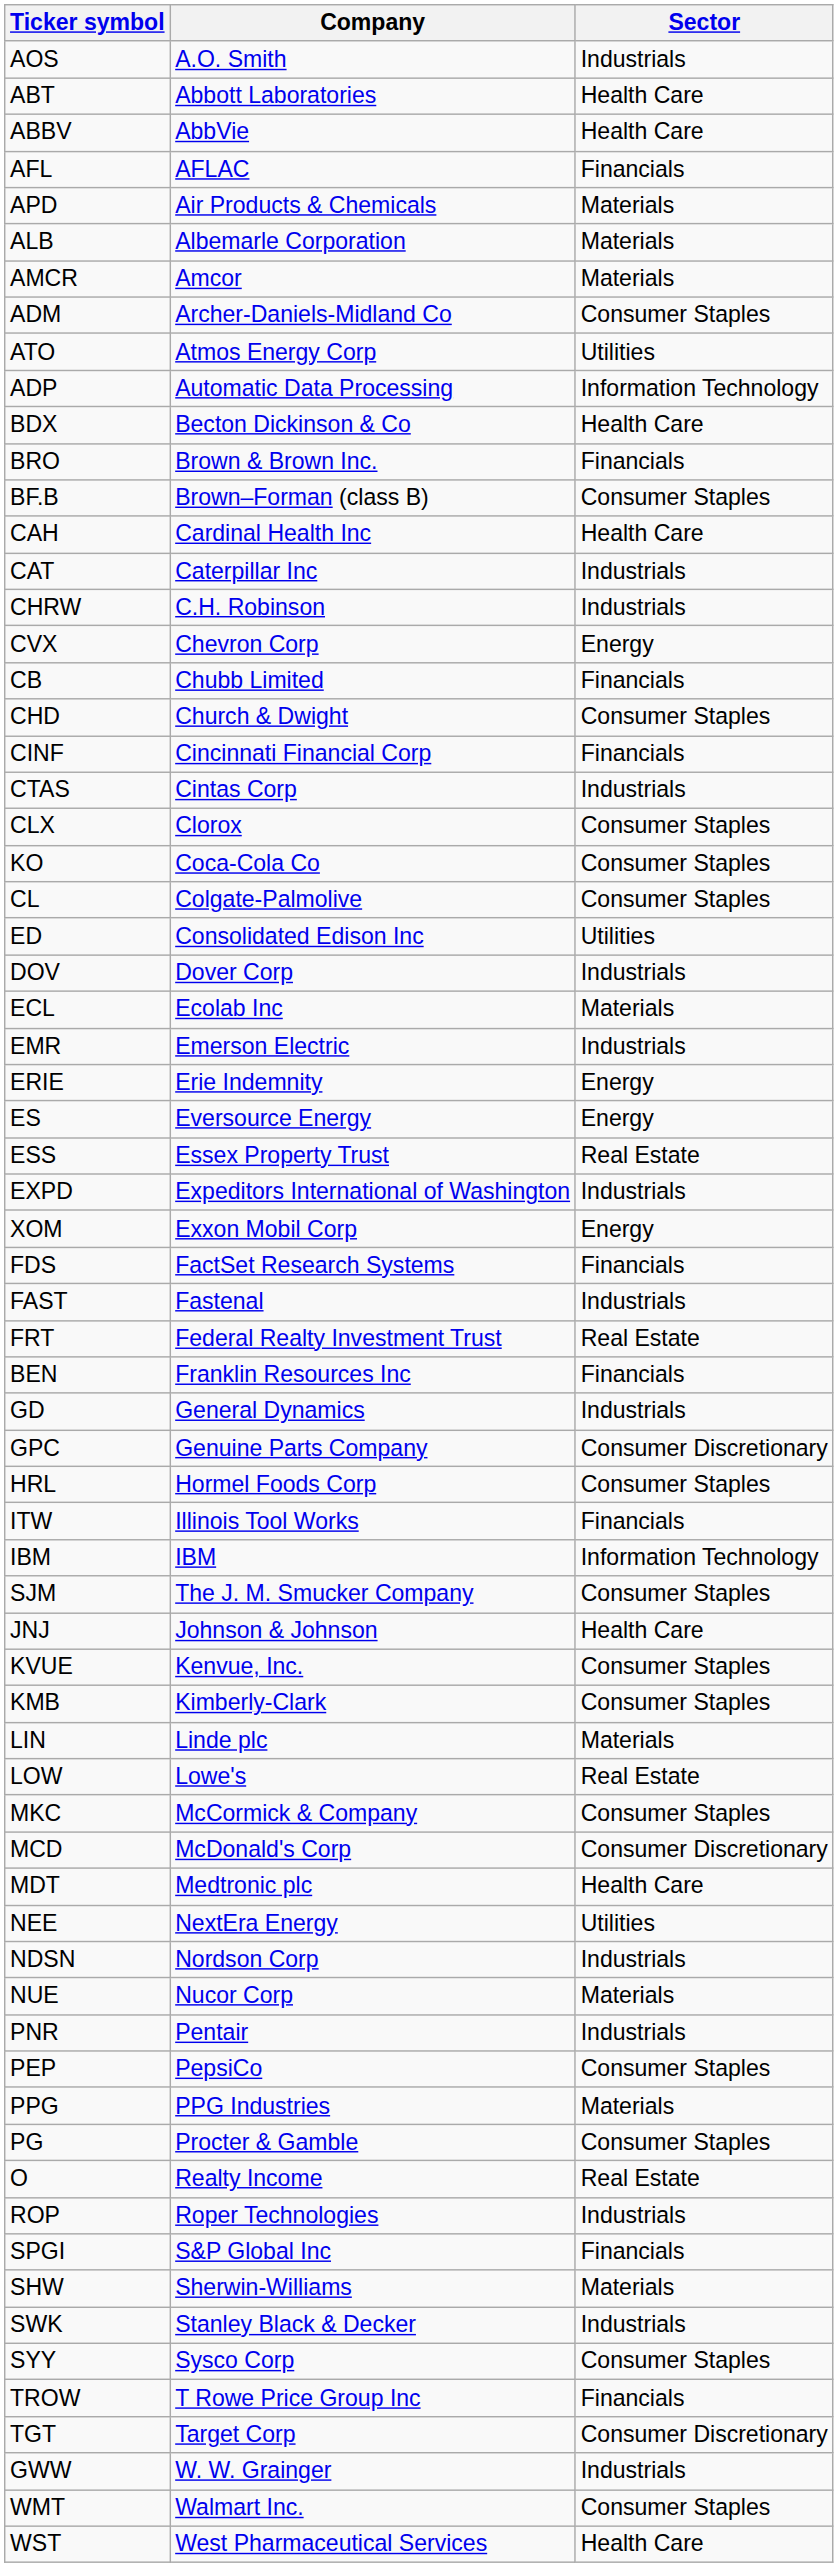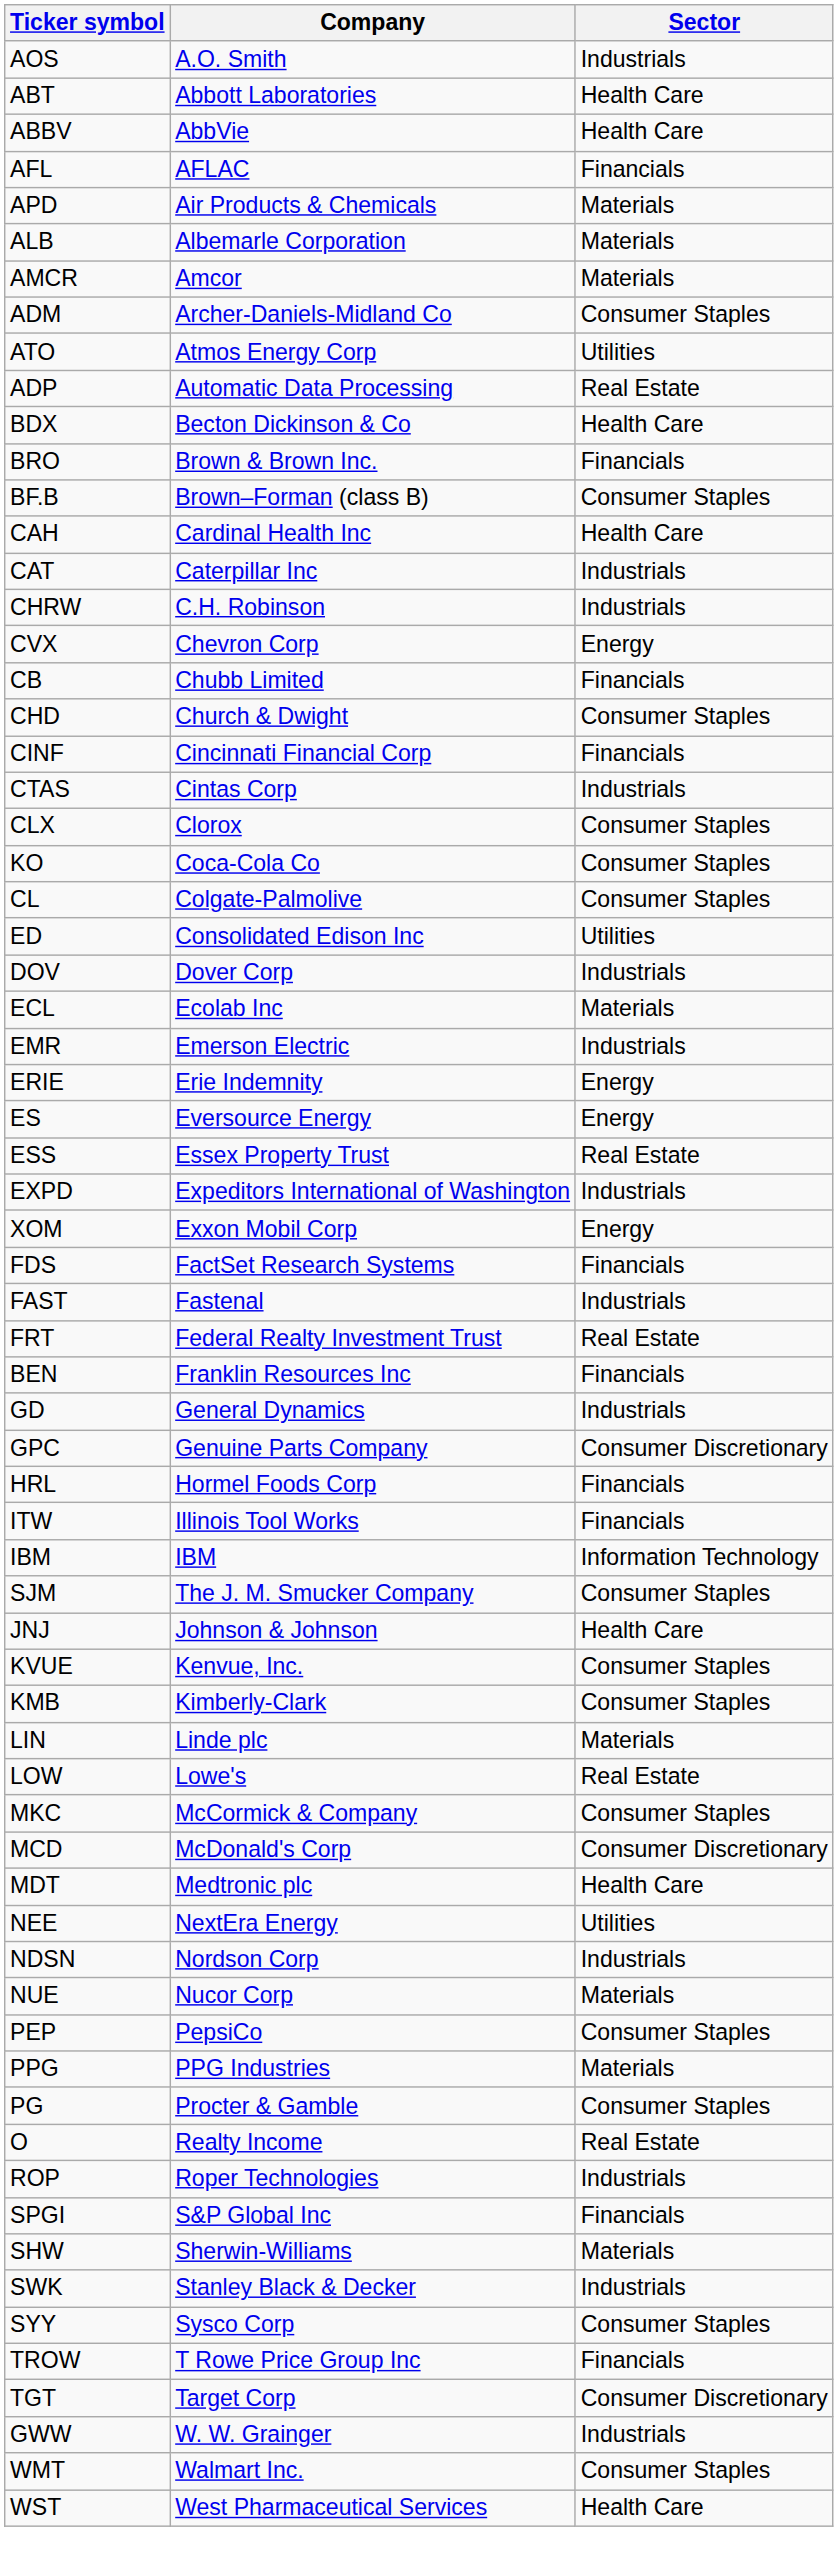(700, 388) Information Technology -> (640, 388) Real Estate
(675, 1484) Consumer Staples -> (633, 1484) Financials
- row: (34, 2032)
